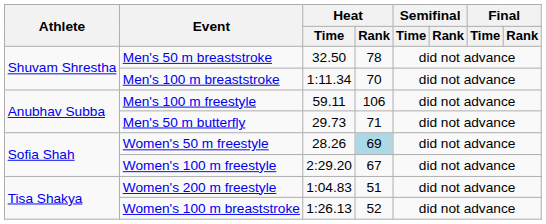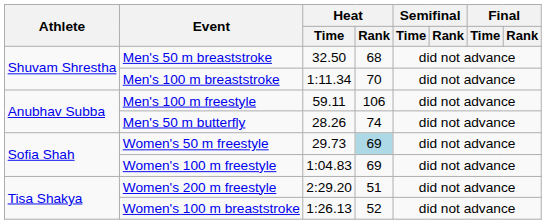(374, 58) 78 -> (374, 58) 68
(329, 123) 29.73 -> (329, 123) 28.26
(374, 123) 71 -> (374, 123) 74
(329, 144) 28.26 -> (329, 144) 29.73
(329, 166) 2:29.20 -> (329, 166) 1:04.83
(374, 166) 67 -> (374, 166) 69
(329, 187) 1:04.83 -> (329, 187) 2:29.20
